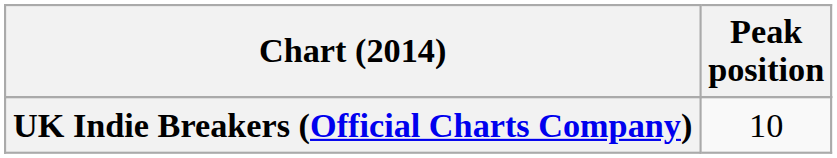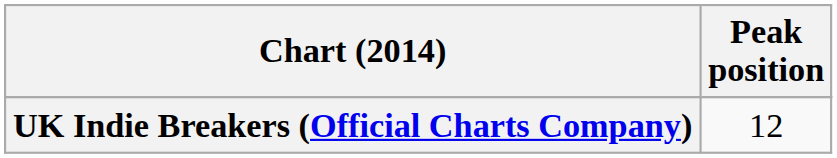(766, 124) 10 -> (766, 124) 12
